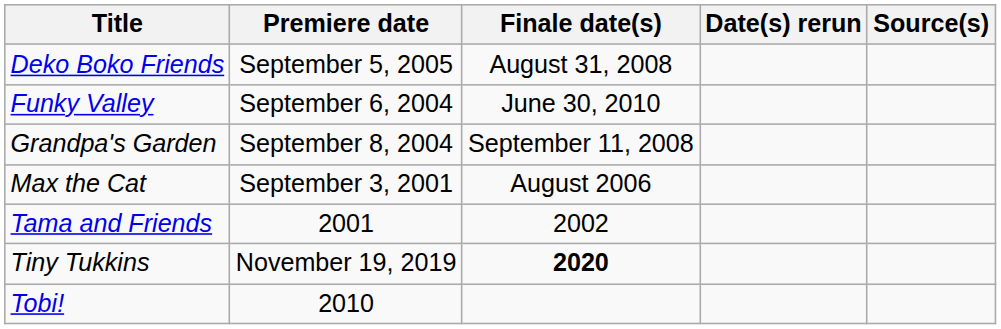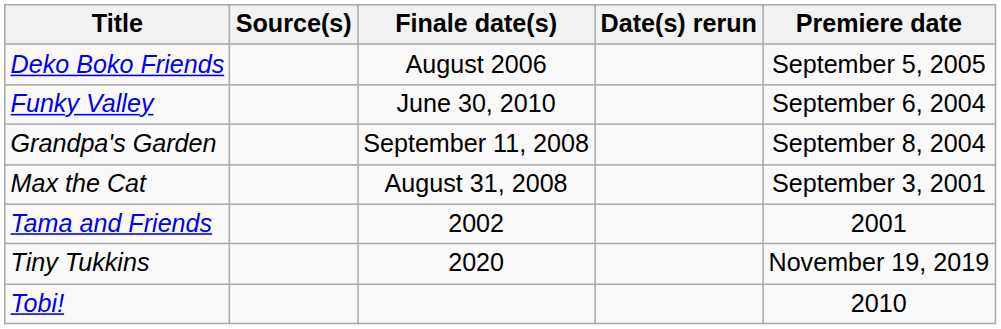columns swapped: (346, 24) <-> (931, 24)
(581, 64) August 31, 2008 -> (476, 64) August 2006
(581, 183) August 2006 -> (476, 183) August 31, 2008
(581, 263) bold -> (476, 263) normal
